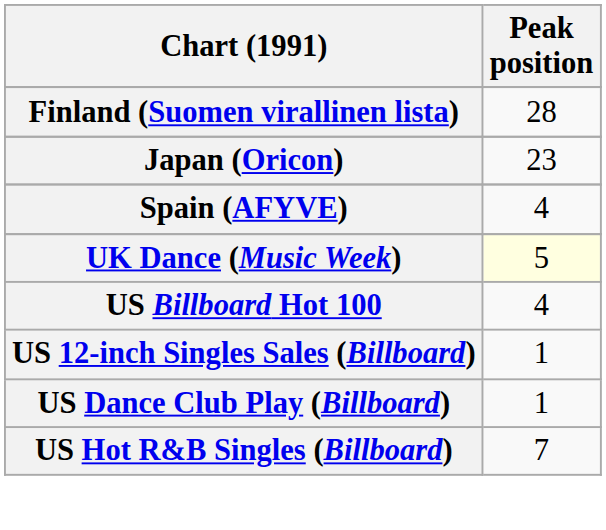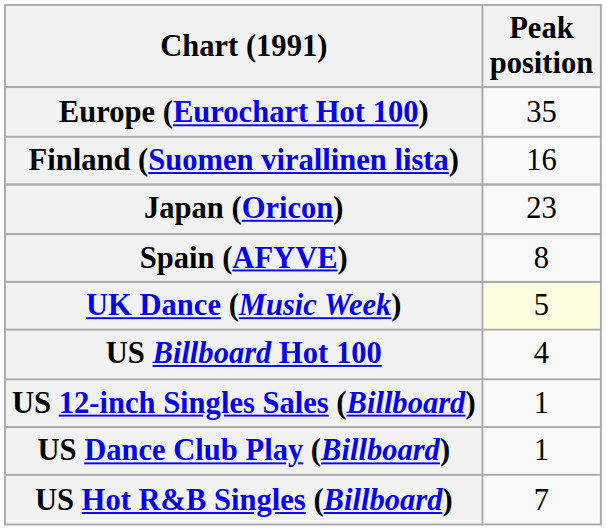+ row: (244, 111)
(541, 111) 28 -> (541, 160) 16
(541, 208) 4 -> (541, 256) 8
